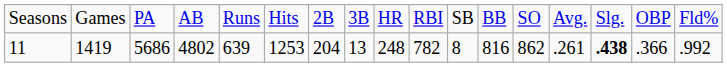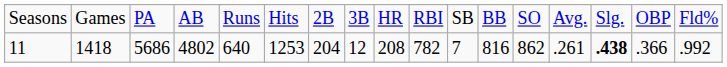(93, 47) 1419 -> (93, 47) 1418
(236, 47) 639 -> (236, 47) 640
(357, 47) 13 -> (357, 47) 12
(391, 47) 248 -> (391, 47) 208
(456, 47) 8 -> (456, 47) 7
